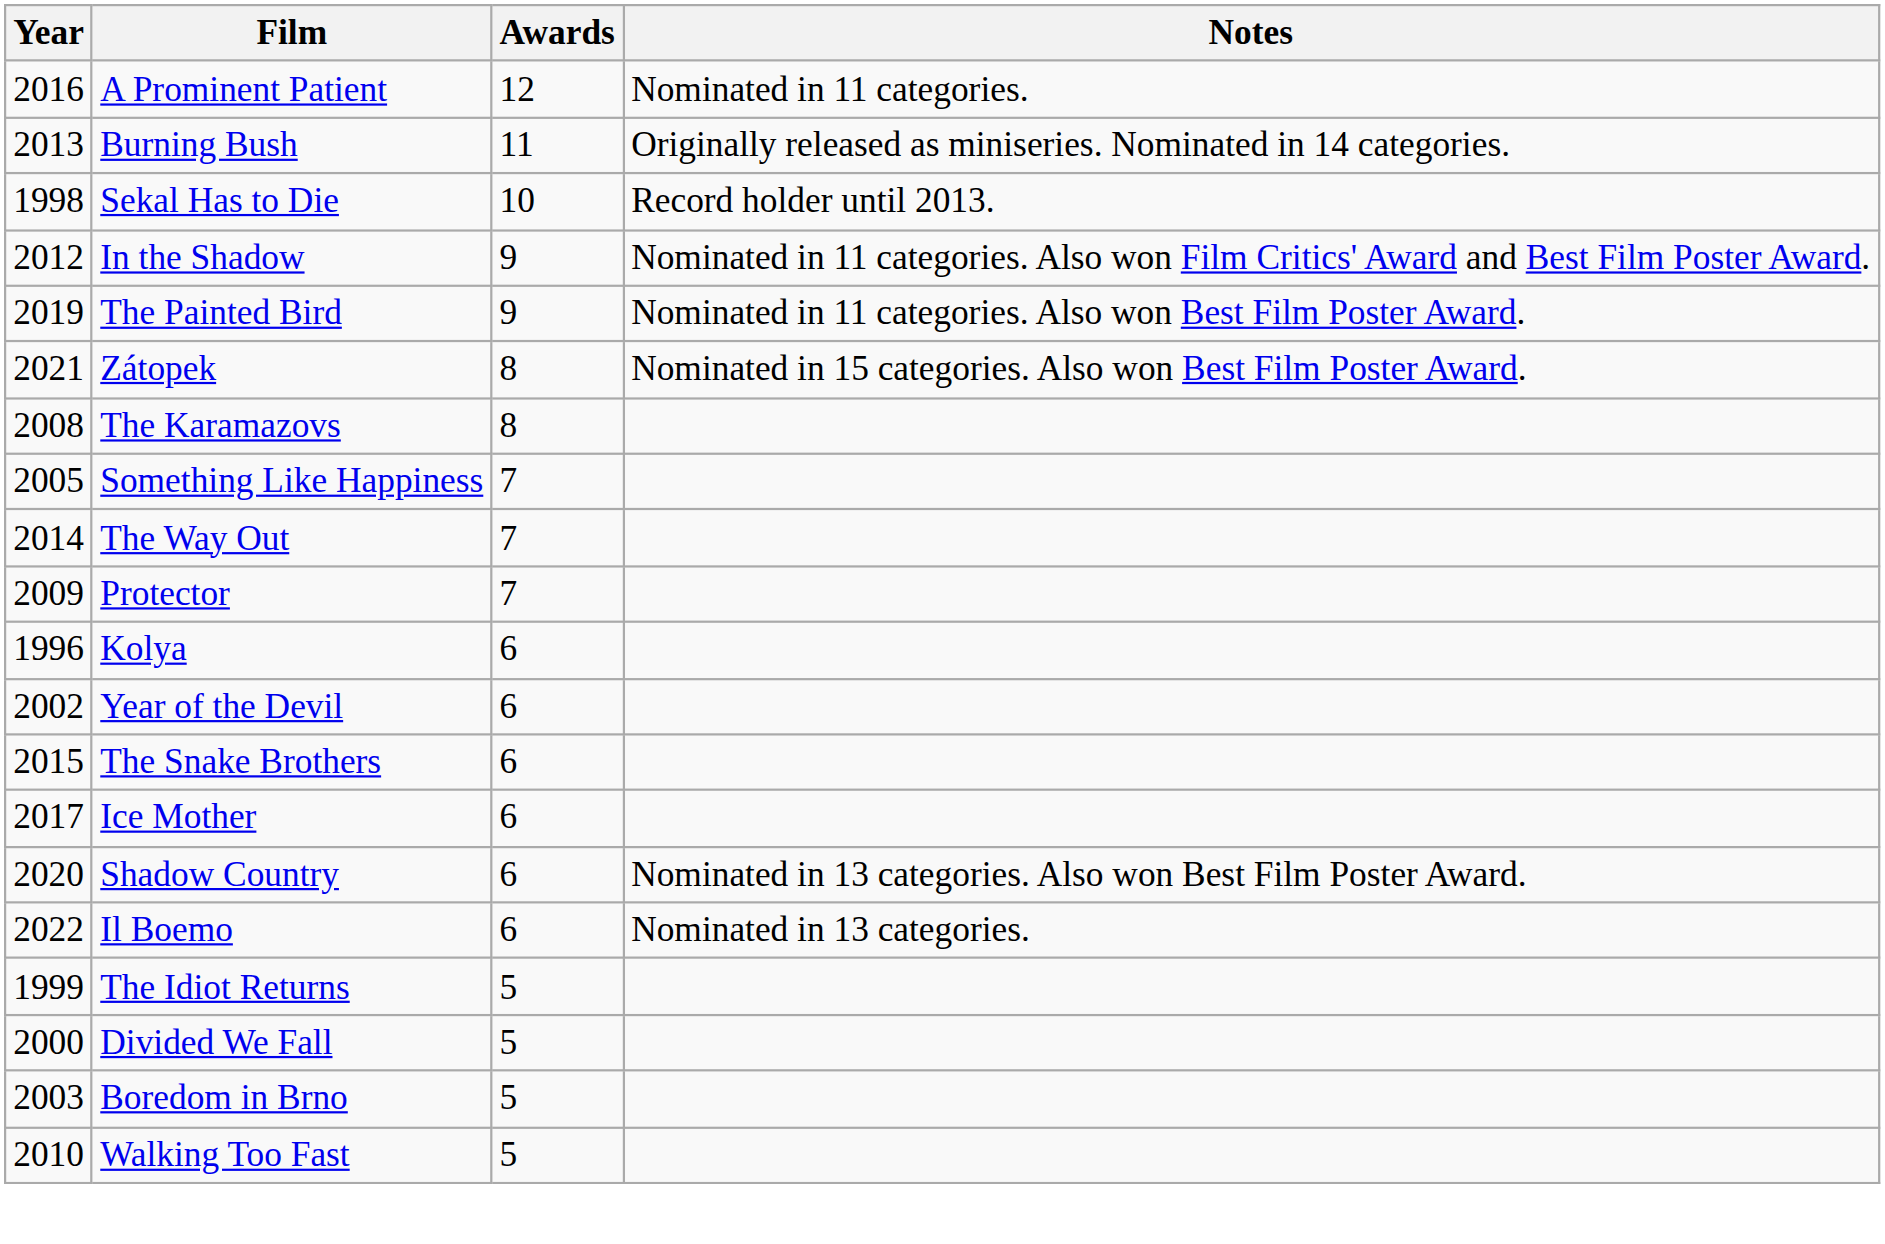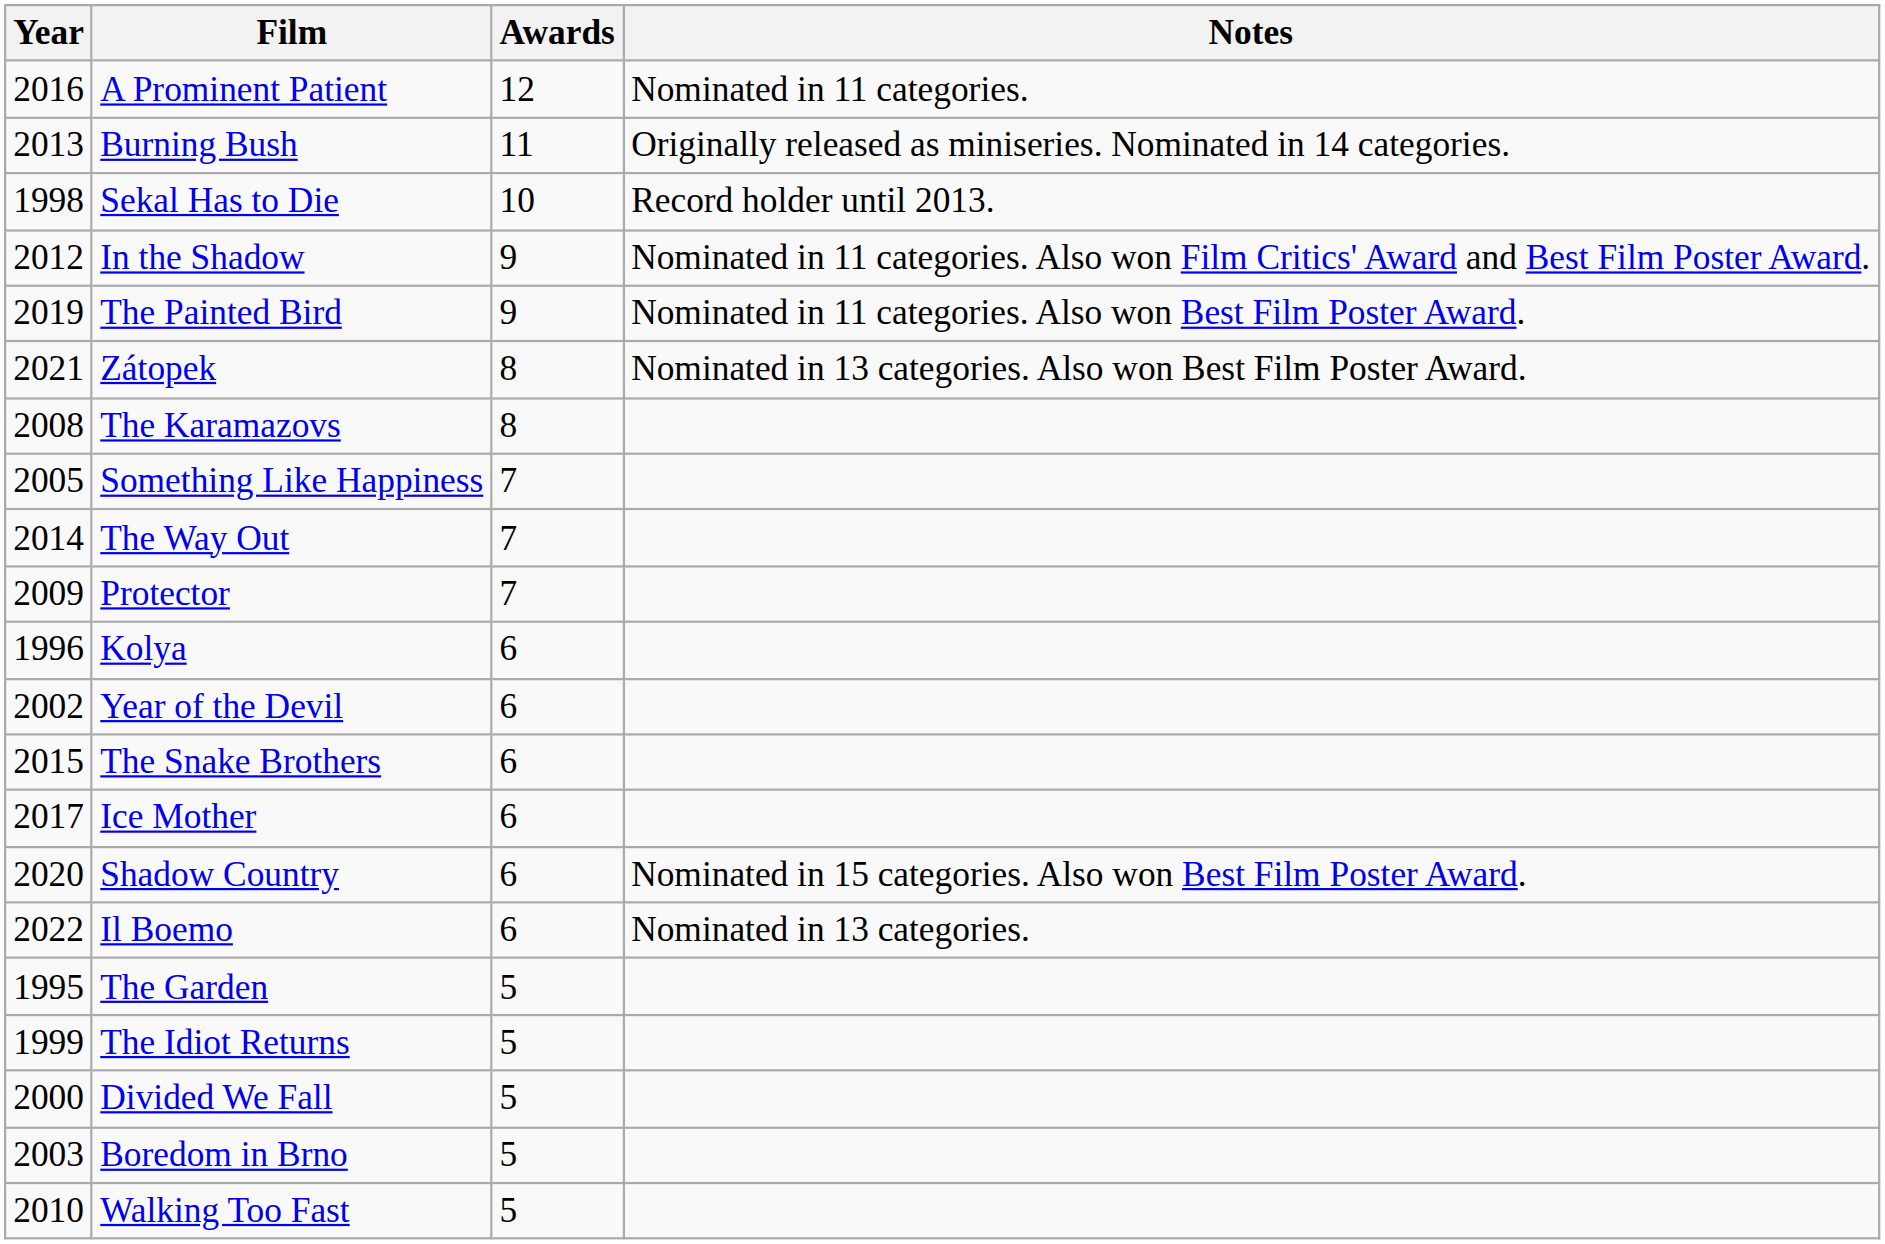(1079, 369) Nominated in 15 categories. Also won Best Film Poster Award. -> (1079, 369) Nominated in 13 categories. Also won Best Film Poster Award.
(1079, 873) Nominated in 13 categories. Also won Best Film Poster Award. -> (1079, 873) Nominated in 15 categories. Also won Best Film Poster Award.
+ row: (184, 985)
